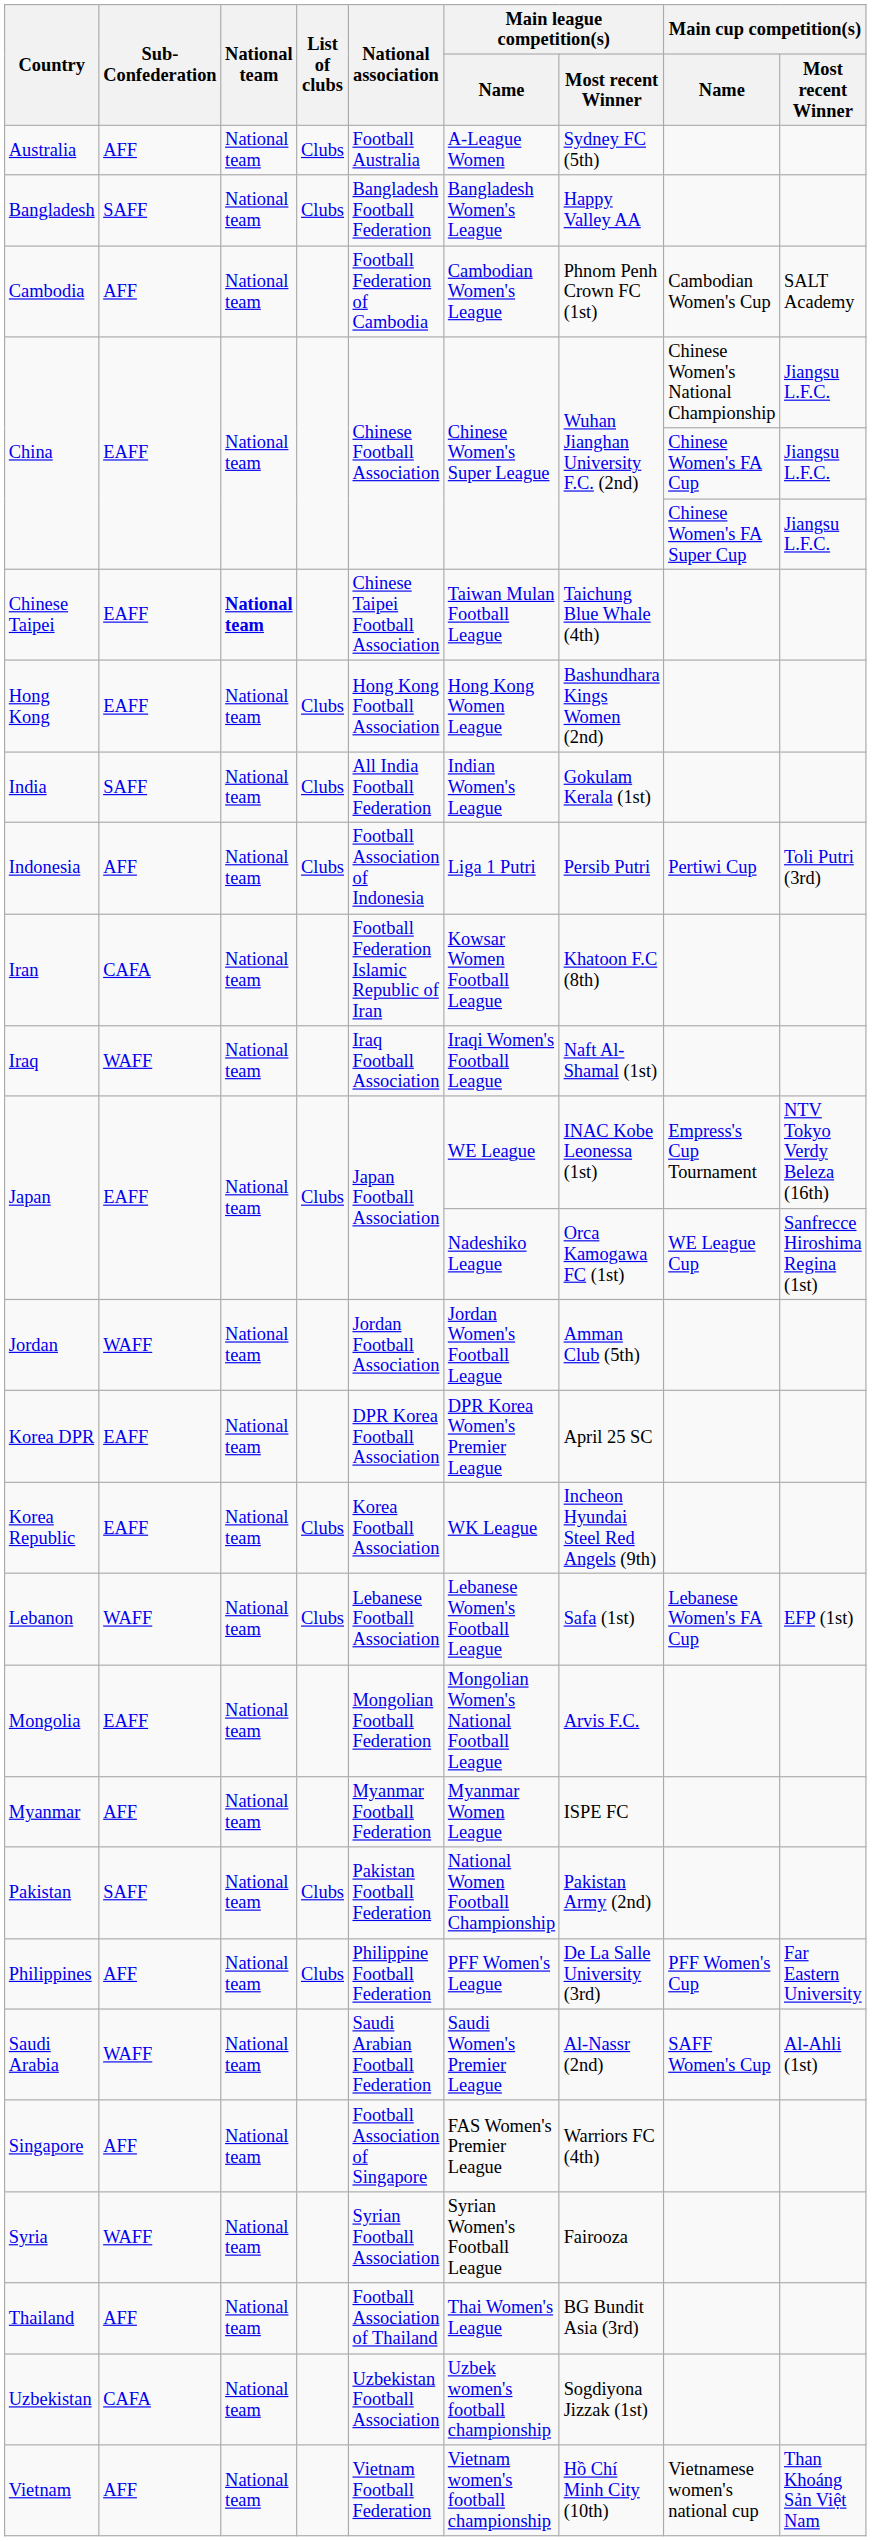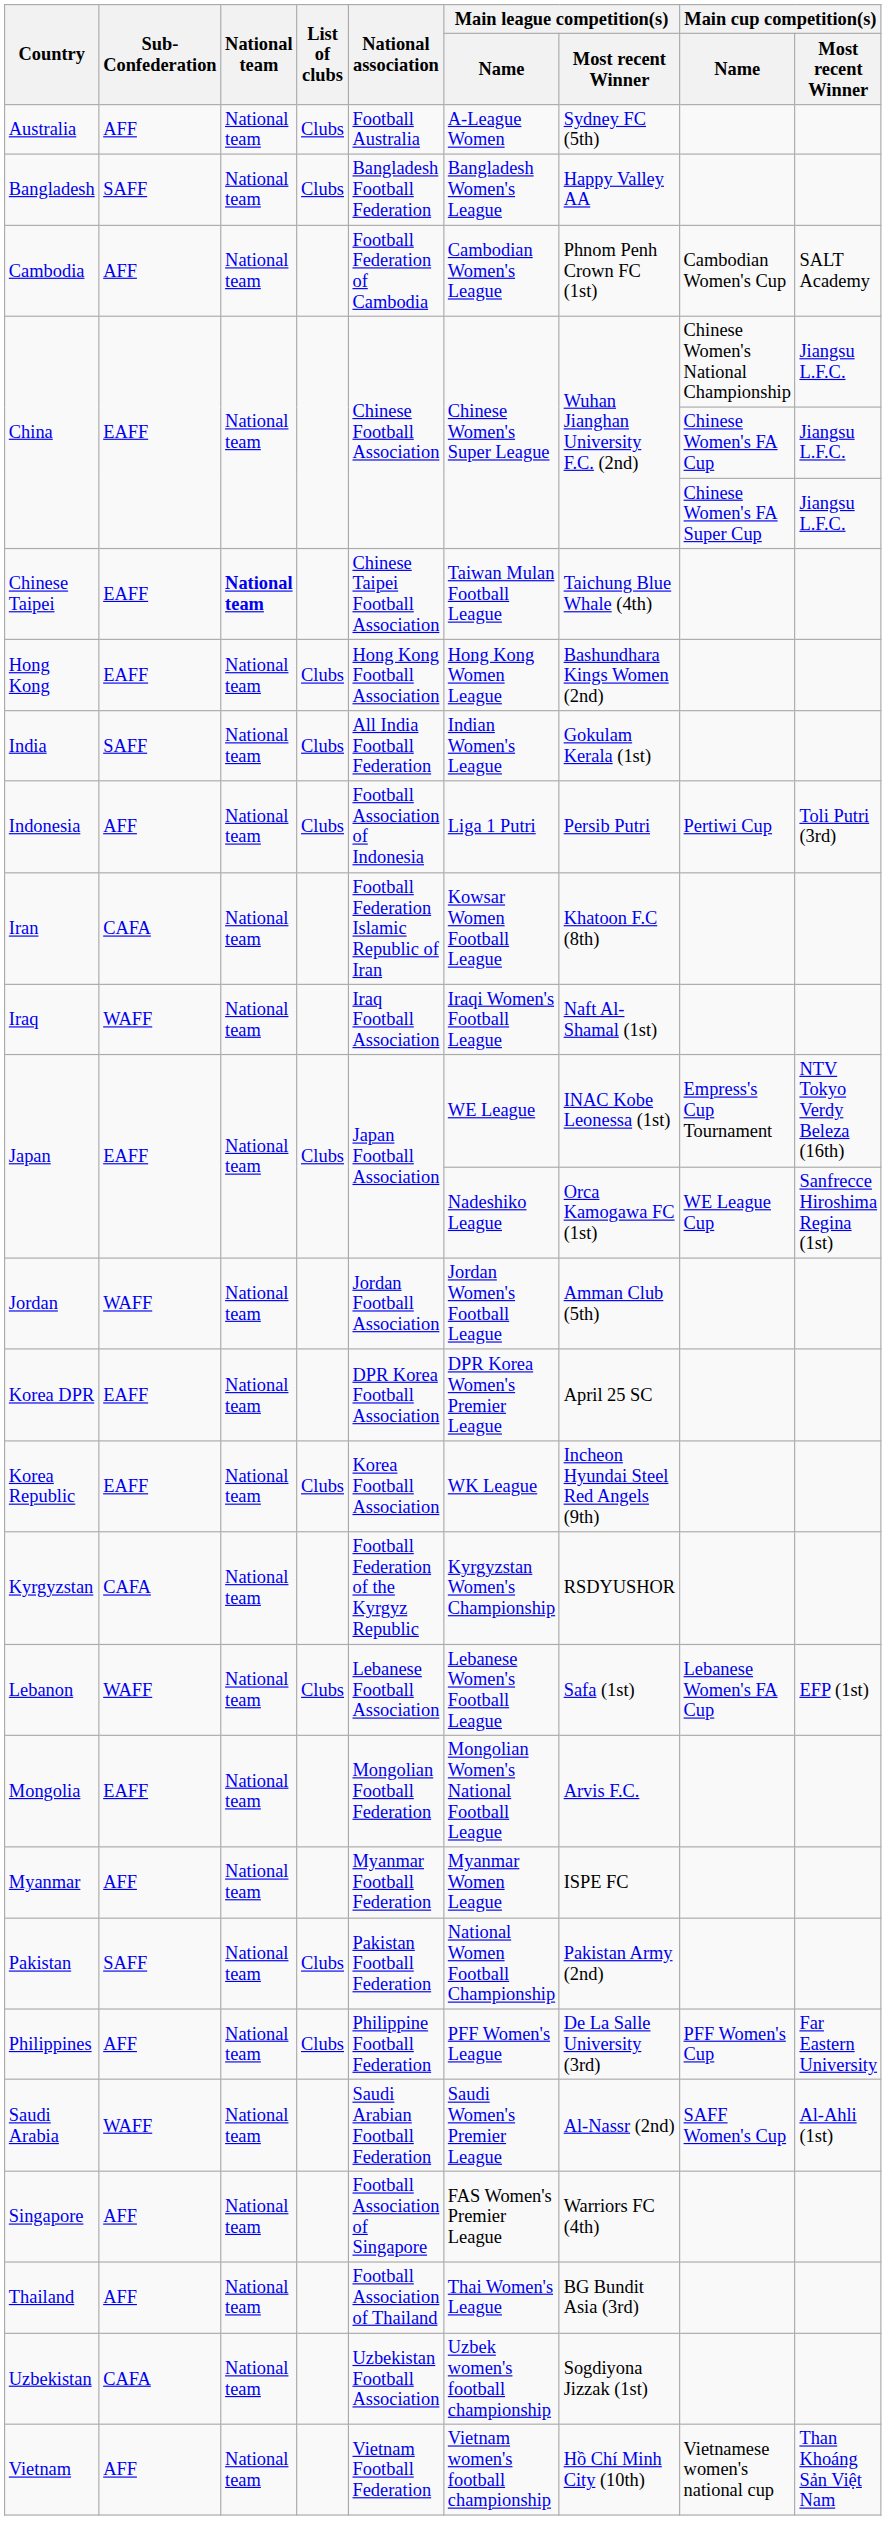+ row: (51, 1587)
- row: (28, 2237)
